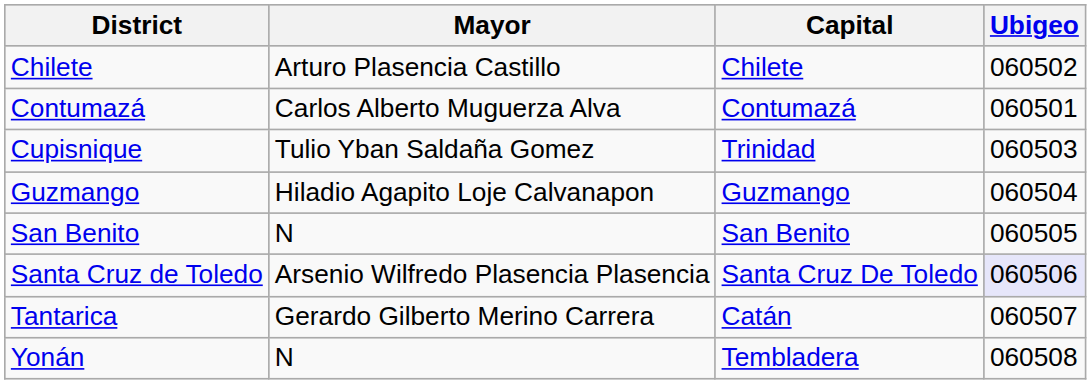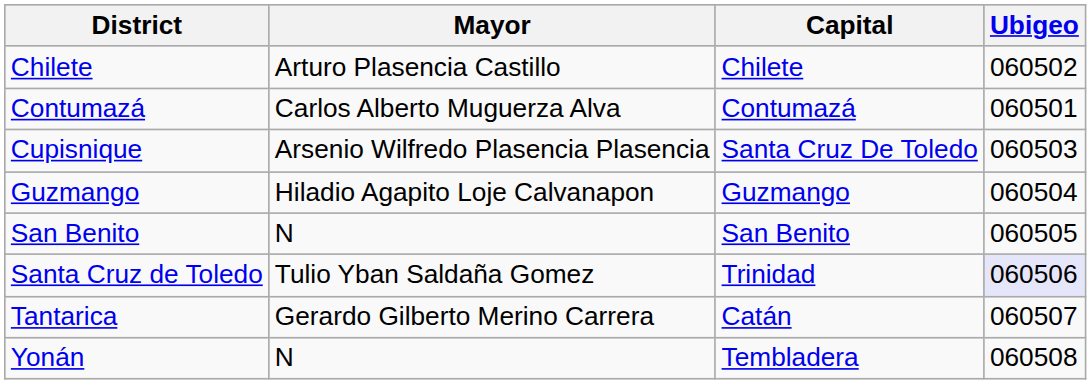(435, 150) Tulio Yban Saldaña Gomez -> (492, 150) Arsenio Wilfredo Plasencia Plasencia
(768, 150) Trinidad -> (850, 150) Santa Cruz De Toledo
(492, 274) Arsenio Wilfredo Plasencia Plasencia -> (435, 274) Tulio Yban Saldaña Gomez
(850, 274) Santa Cruz De Toledo -> (768, 274) Trinidad
